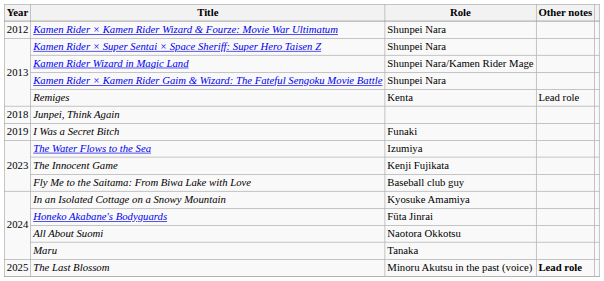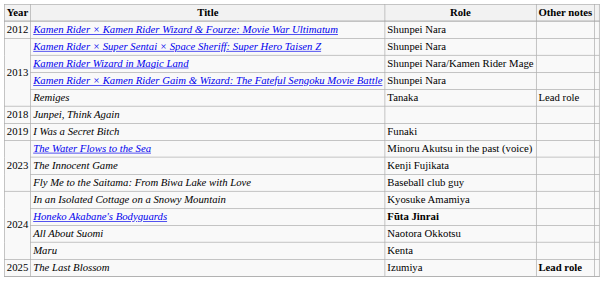(400, 98) Kenta -> (403, 98) Tanaka
(405, 149) Izumiya -> (460, 149) Minoru Akutsu in the past (voice)
(410, 217) normal -> (413, 217) bold
(403, 251) Tanaka -> (400, 251) Kenta
(460, 268) Minoru Akutsu in the past (voice) -> (405, 268) Izumiya
